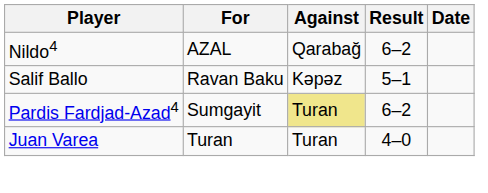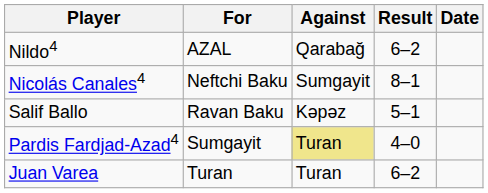+ row: (77, 82)
(396, 110) 6–2 -> (405, 143) 4–0
(396, 140) 4–0 -> (405, 173) 6–2
